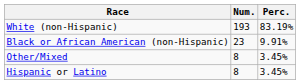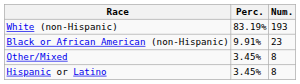columns swapped: (244, 12) <-> (277, 12)
